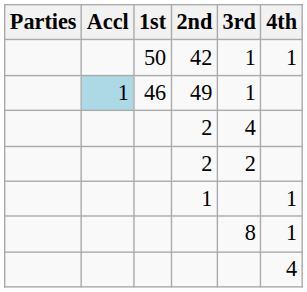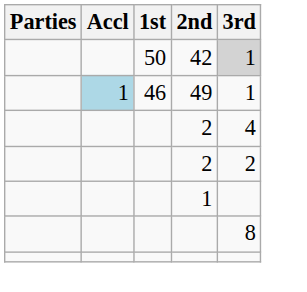- column: (282, 22)
(250, 57) no background -> (250, 57) lightgrey background
